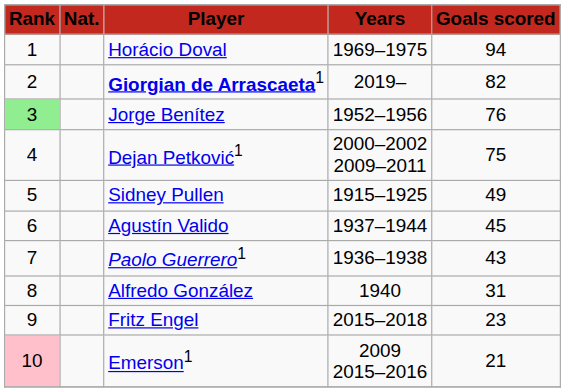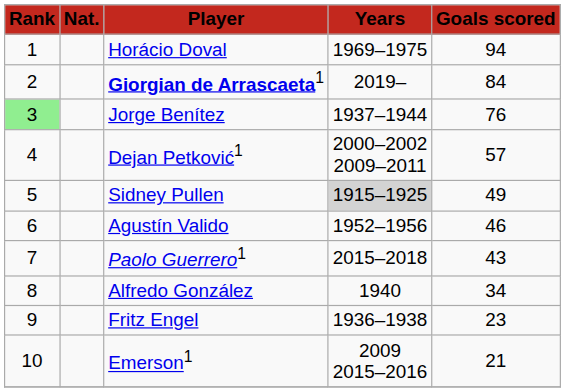(496, 81) 82 -> (496, 81) 84
(380, 114) 1952–1956 -> (380, 114) 1937–1944
(496, 154) 75 -> (496, 154) 57
(380, 195) no background -> (380, 195) lightgrey background
(380, 225) 1937–1944 -> (380, 225) 1952–1956
(496, 225) 45 -> (496, 225) 46
(380, 257) 1936–1938 -> (380, 257) 2015–2018
(496, 290) 31 -> (496, 290) 34
(380, 320) 2015–2018 -> (380, 320) 1936–1938
(32, 360) pink background -> (32, 360) no background
